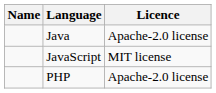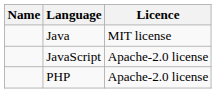(158, 35) Apache-2.0 license -> (139, 35) MIT license
(139, 56) MIT license -> (158, 56) Apache-2.0 license
